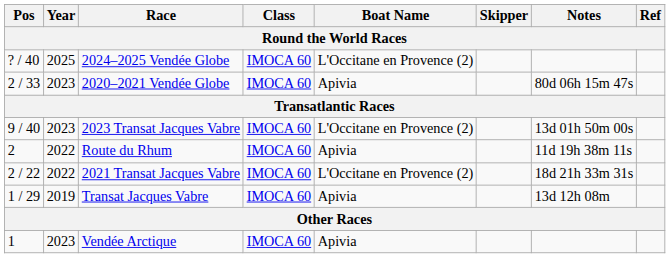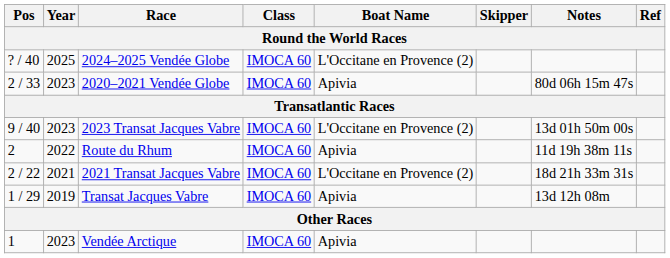(61, 173) 2022 -> (61, 173) 2021
